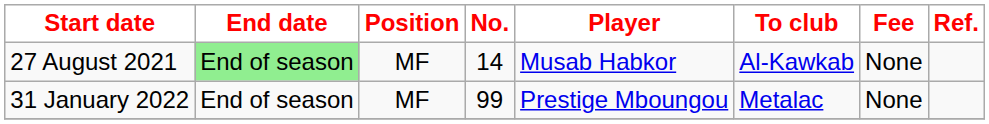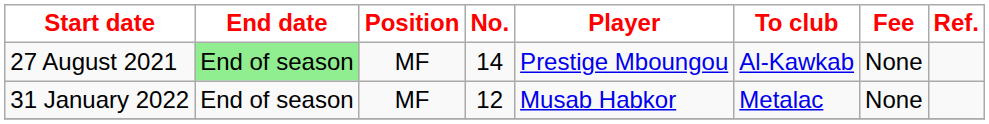(598, 61) Musab Habkor -> (624, 61) Prestige Mboungou
(490, 99) 99 -> (490, 99) 12
(624, 99) Prestige Mboungou -> (598, 99) Musab Habkor
